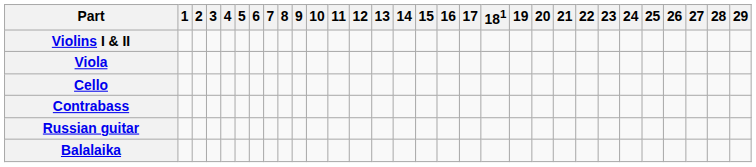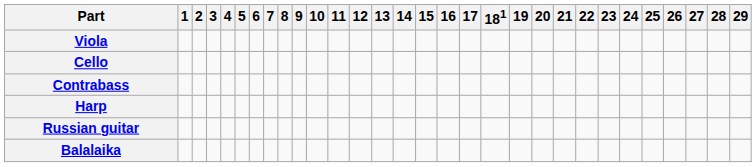- row: (91, 41)
+ row: (91, 106)
